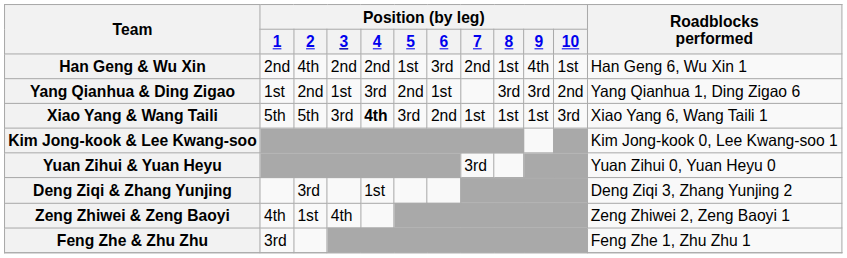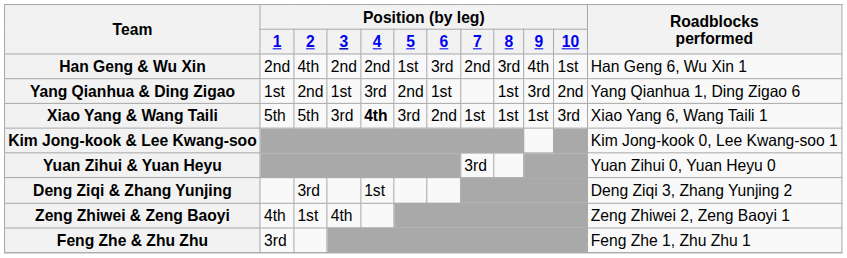(508, 67) 1st -> (509, 67) 3rd
(509, 91) 3rd -> (508, 91) 1st
